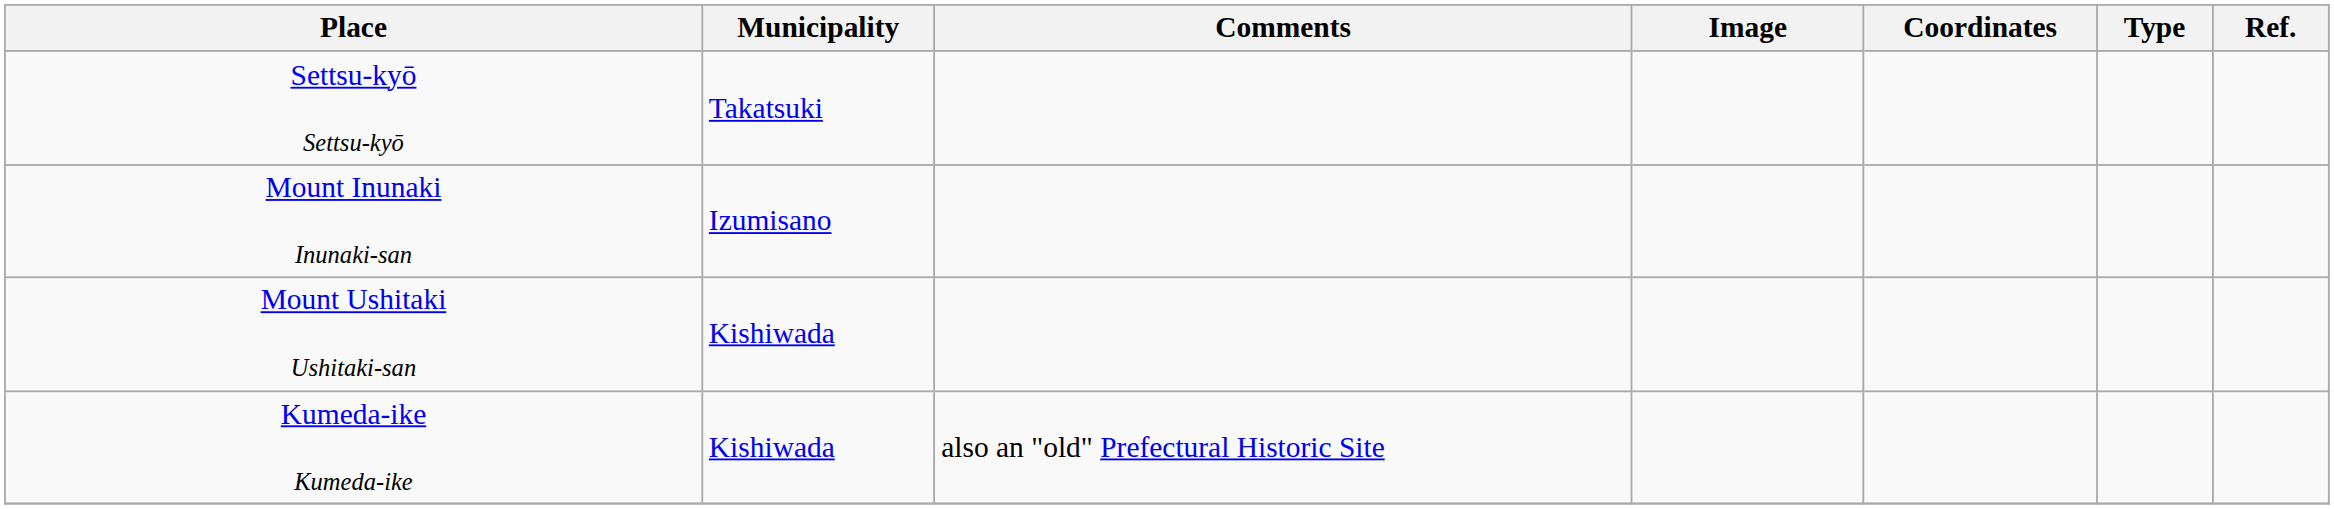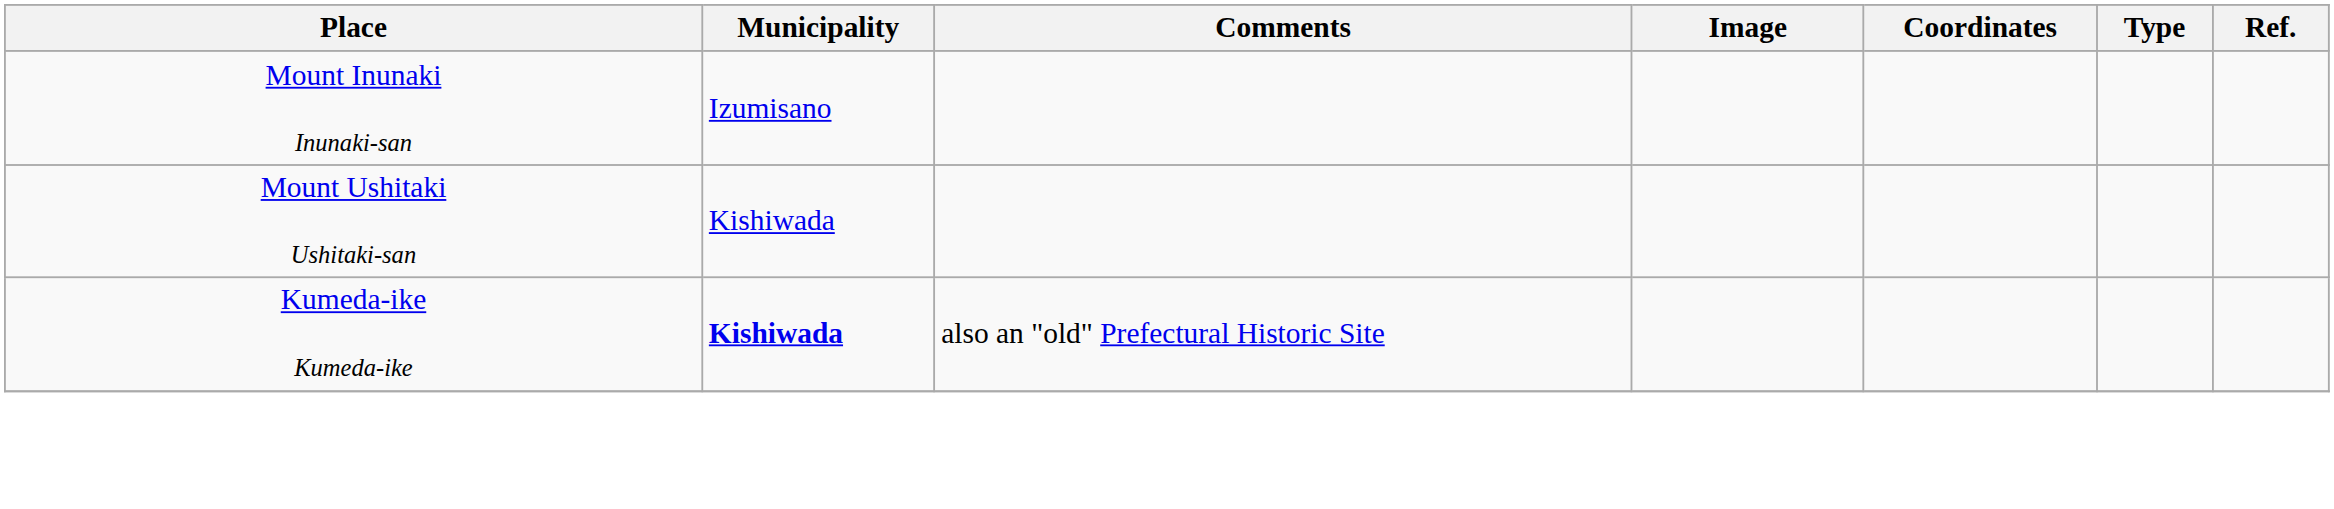- row: (353, 107)
(772, 446) normal -> (776, 333) bold
